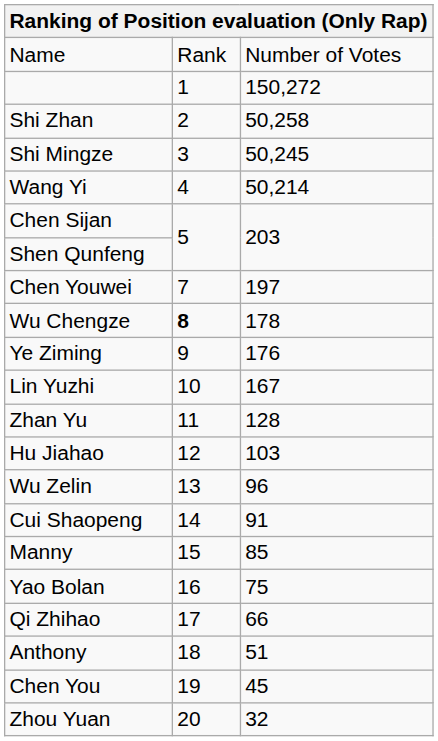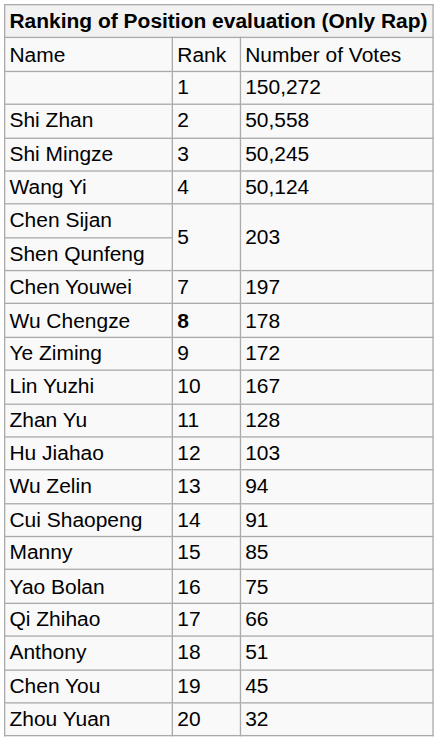(277, 120) 50,258 -> (277, 120) 50,558
(277, 187) 50,214 -> (277, 187) 50,124
(263, 353) 176 -> (263, 353) 172
(257, 486) 96 -> (257, 486) 94
